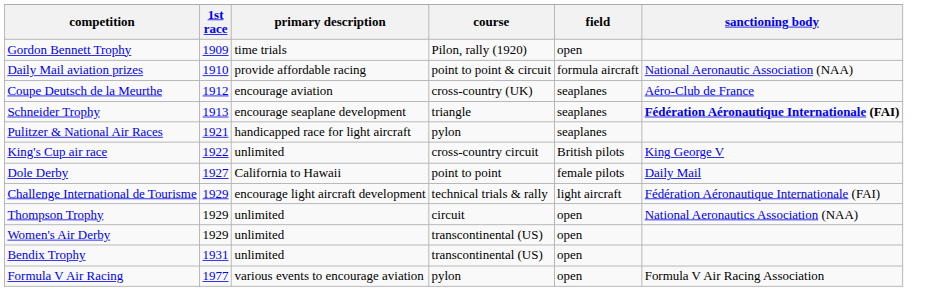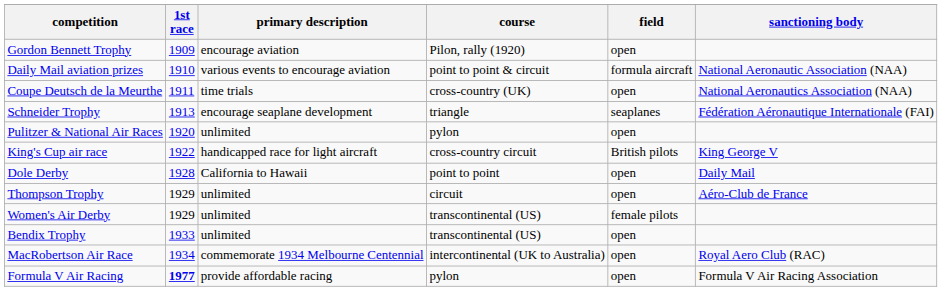(261, 49) time trials -> (250, 49) encourage aviation
(300, 70) provide affordable racing -> (295, 70) various events to encourage aviation
(216, 91) 1912 -> (182, 91) 1911
(284, 91) encourage aviation -> (227, 91) time trials
(582, 91) seaplanes -> (623, 91) open
(699, 91) Aéro-Club de France -> (805, 91) National Aeronautics Association (NAA)
(772, 111) bold -> (816, 111) normal
(216, 132) 1921 -> (182, 132) 1920
(323, 132) handicapped race for light aircraft -> (226, 132) unlimited
(582, 132) seaplanes -> (623, 132) open
(259, 152) unlimited -> (289, 152) handicapped race for light aircraft
(216, 173) 1927 -> (182, 173) 1928
(591, 173) female pilots -> (623, 173) open
- row: (102, 193)
(751, 214) National Aeronautics Association (NAA) -> (753, 193) Aéro-Club de France
(570, 234) open -> (644, 214) female pilots
(216, 255) 1931 -> (182, 234) 1933
+ row: (70, 255)
(216, 276) normal -> (182, 276) bold
(329, 276) various events to encourage aviation -> (266, 276) provide affordable racing
